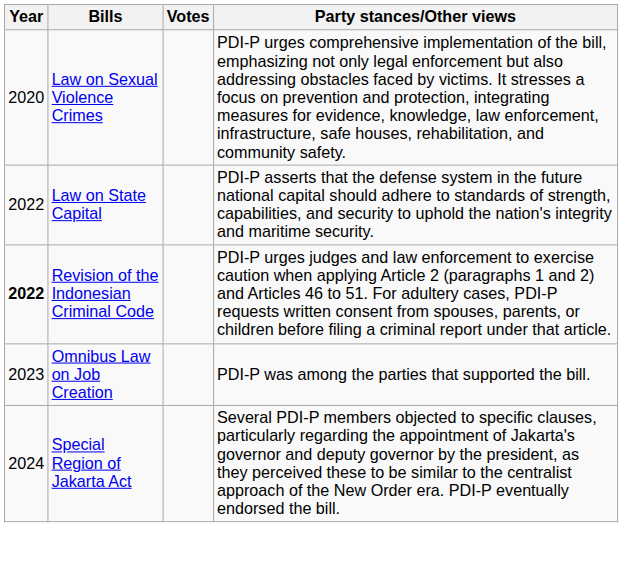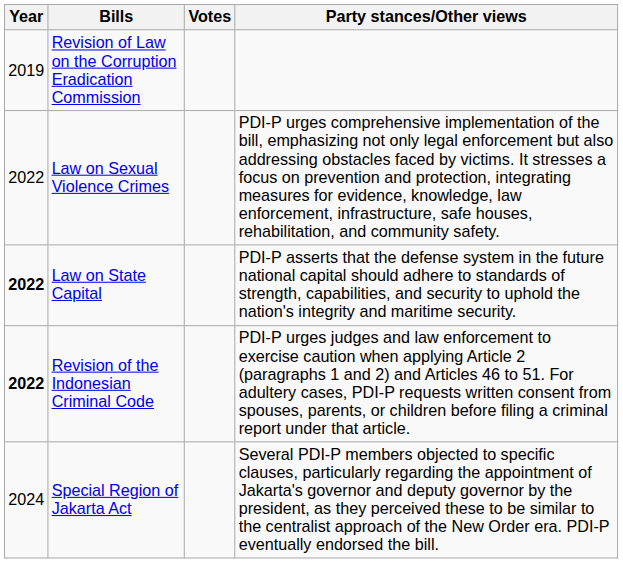+ row: (114, 70)
(26, 97) 2020 -> (26, 177) 2022
(26, 204) normal -> (26, 285) bold
- row: (101, 374)
